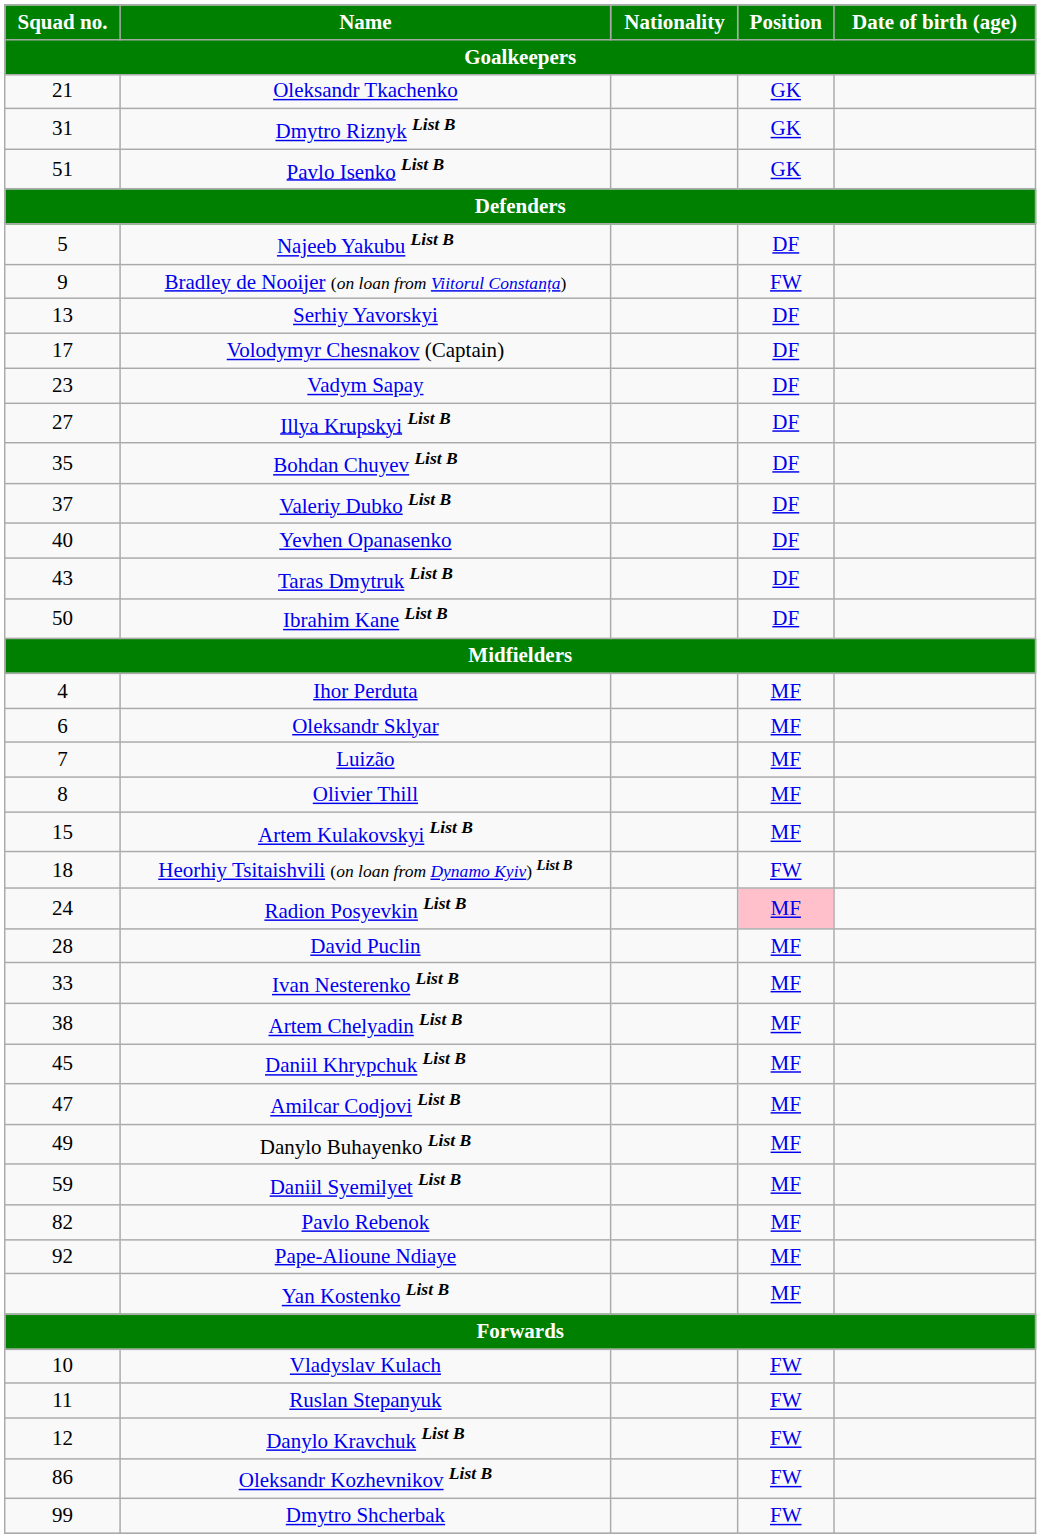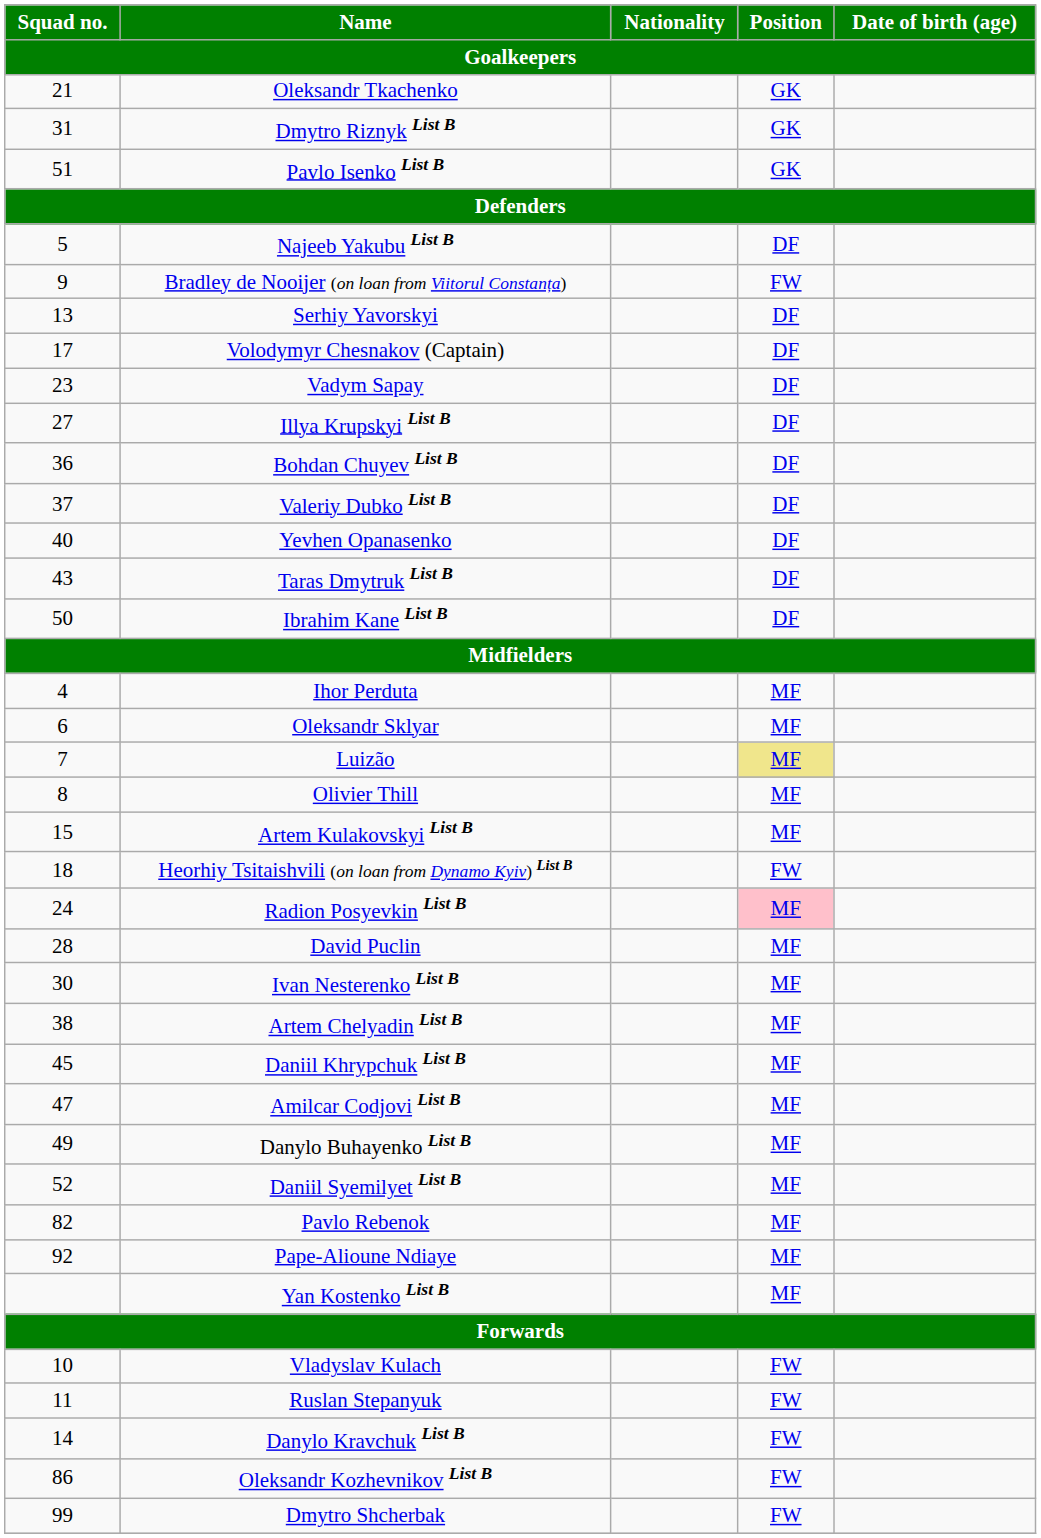(62, 463) 35 -> (62, 463) 36
(786, 760) no background -> (786, 760) khaki background
(62, 983) 33 -> (62, 983) 30
(62, 1184) 59 -> (62, 1184) 52
(62, 1438) 12 -> (62, 1438) 14
